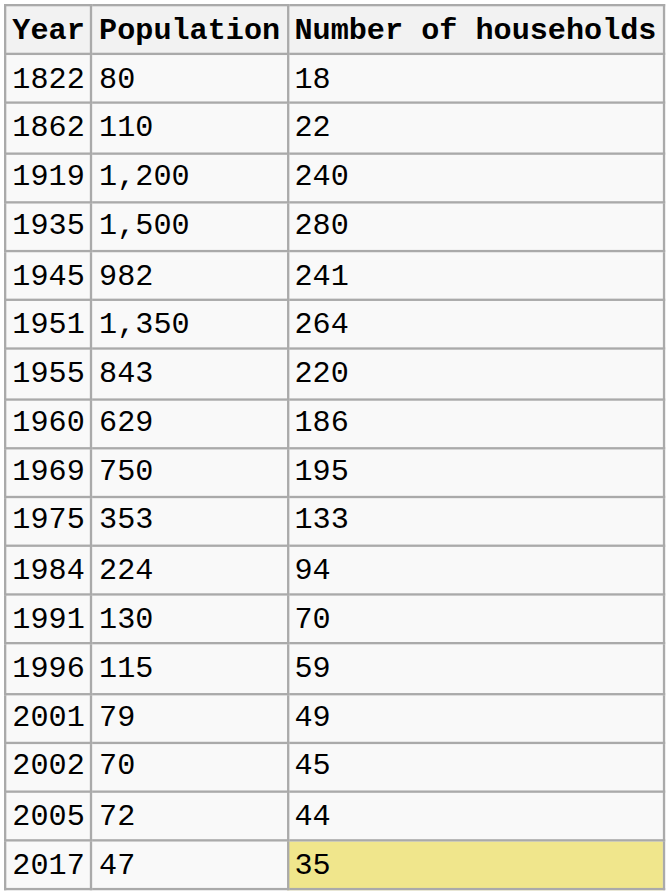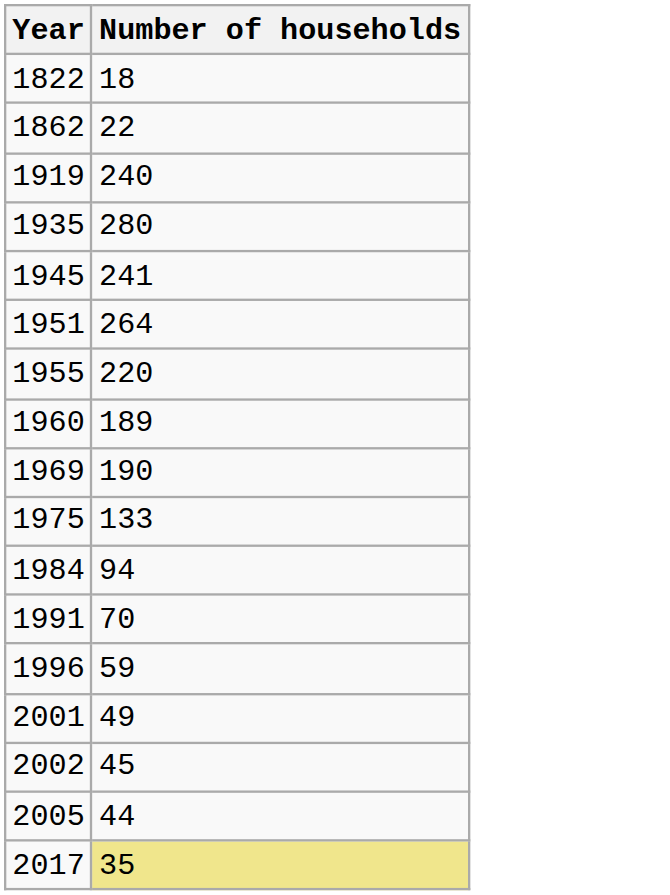- column: (190, 30)
(322, 423) 186 -> (126, 423) 189
(322, 472) 195 -> (126, 472) 190
